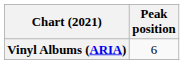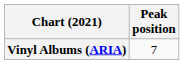(154, 49) 6 -> (154, 49) 7
